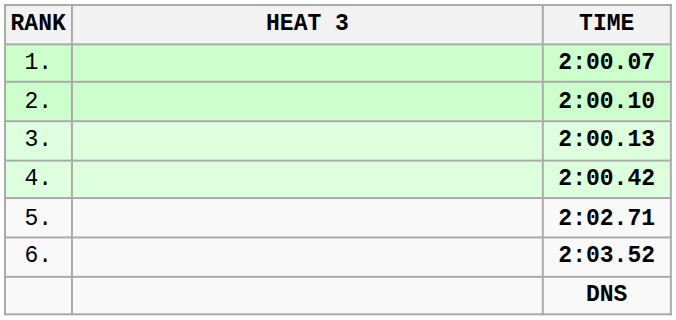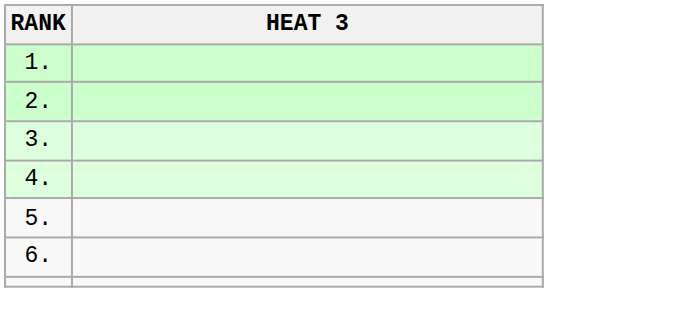- column: (607, 24)
